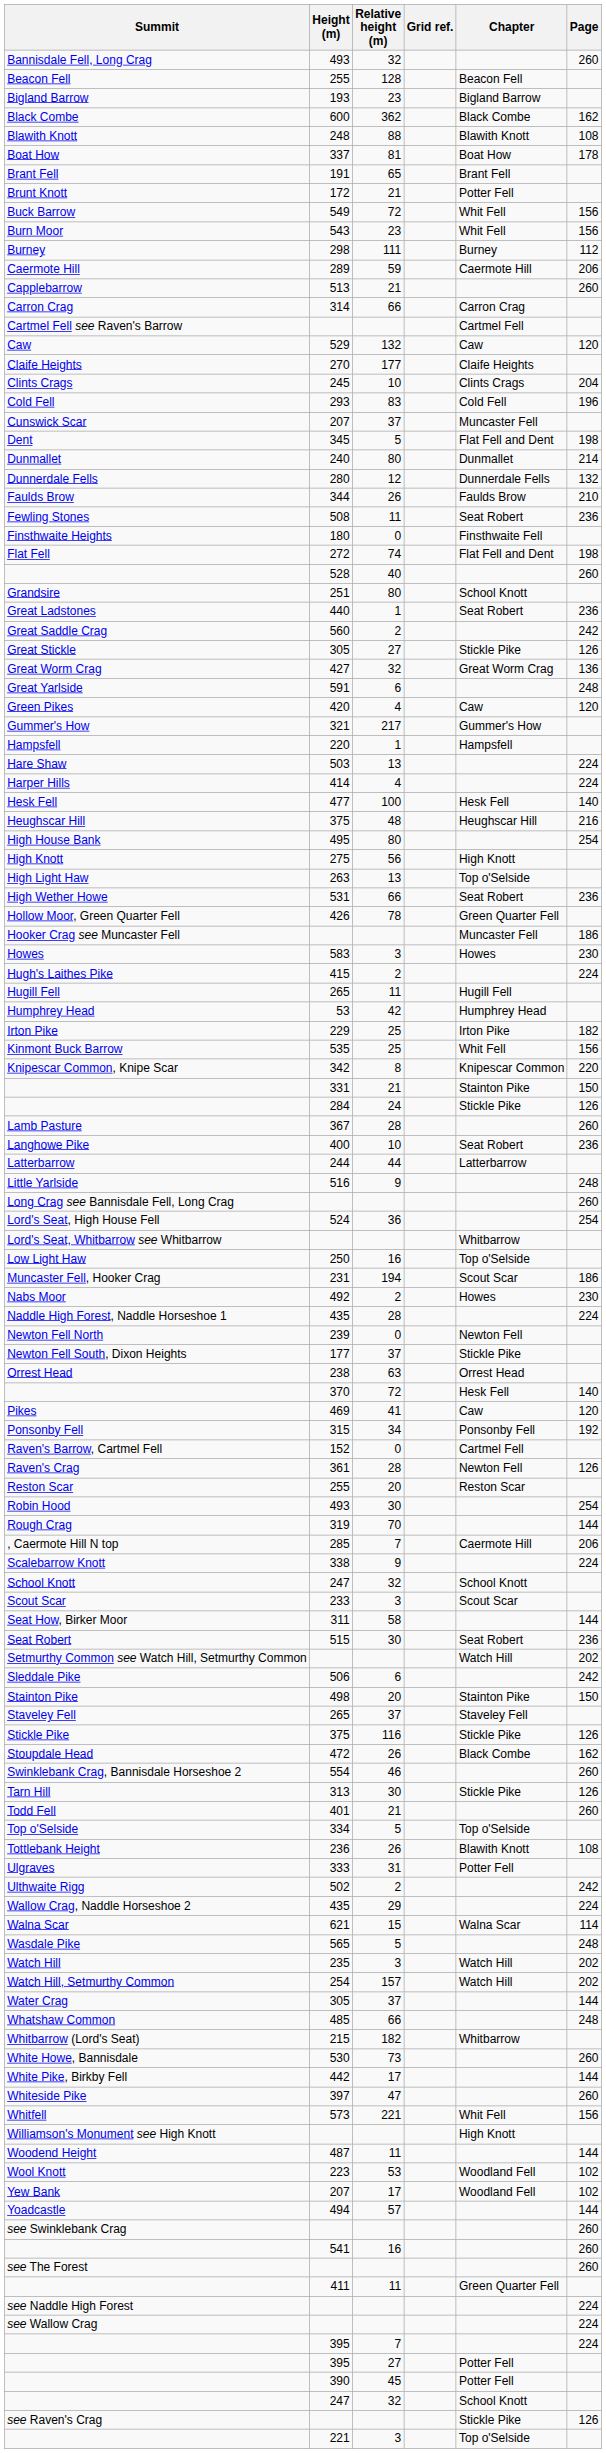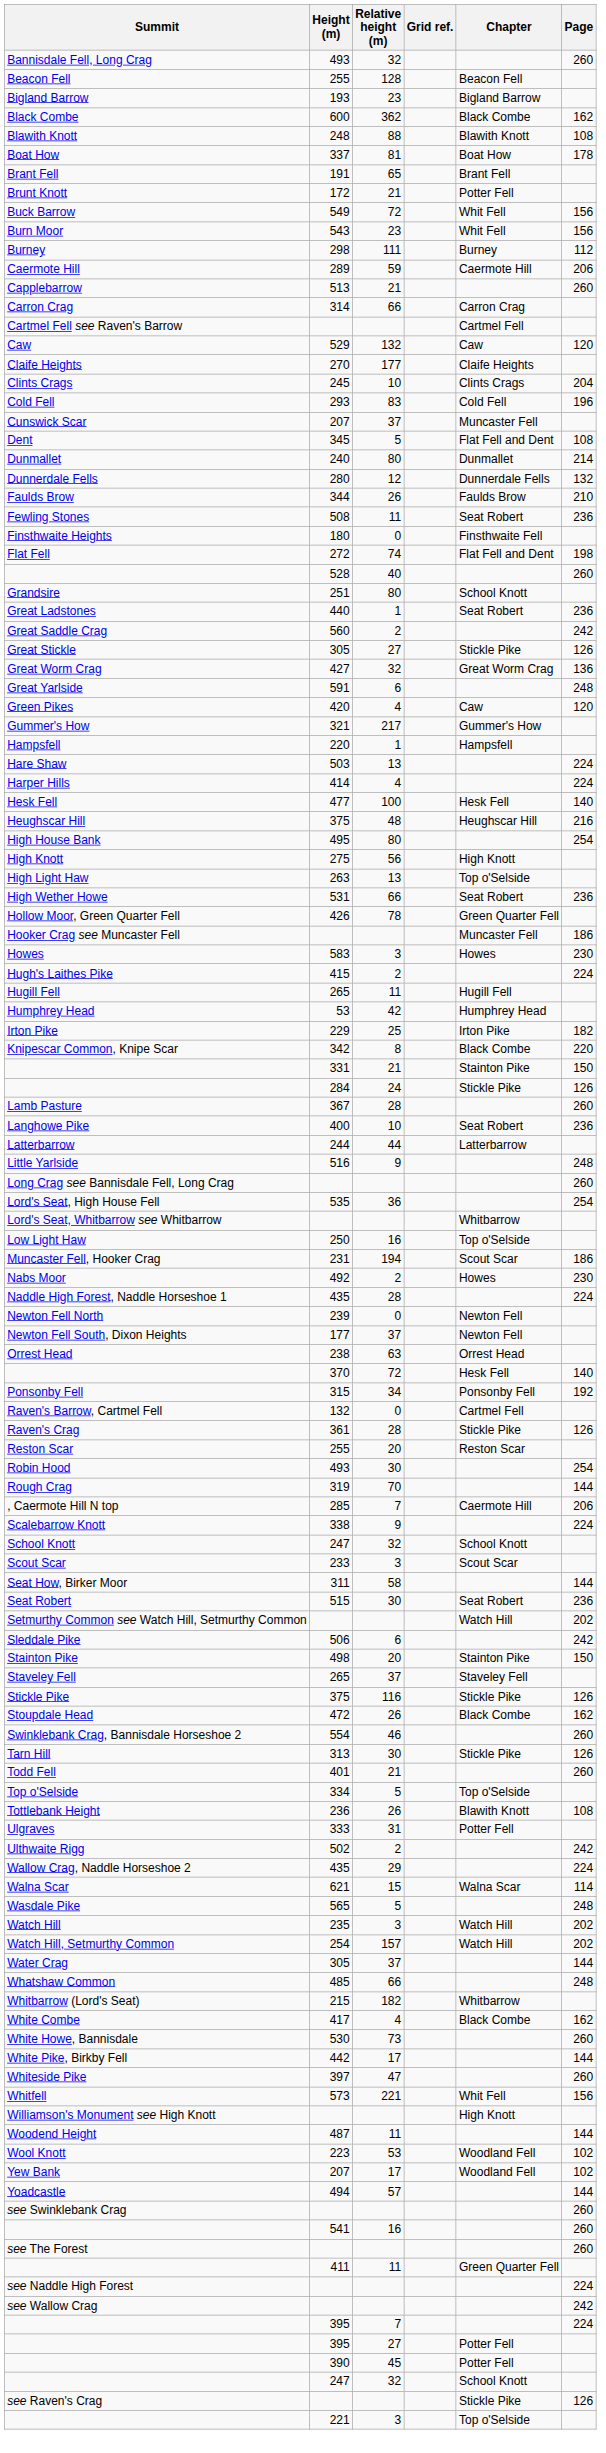(589, 440) 198 -> (583, 440) 108
- row: (65, 1049)
(512, 1068) Knipescar Common -> (495, 1049) Black Combe
(340, 1220) 524 -> (340, 1201) 535
(490, 1354) Stickle Pike -> (491, 1335) Newton Fell
- row: (22, 1411)
(340, 1449) 152 -> (340, 1411) 132
(491, 1468) Newton Fell -> (490, 1430) Stickle Pike
+ row: (43, 2020)
(589, 2324) 224 -> (583, 2305) 242
